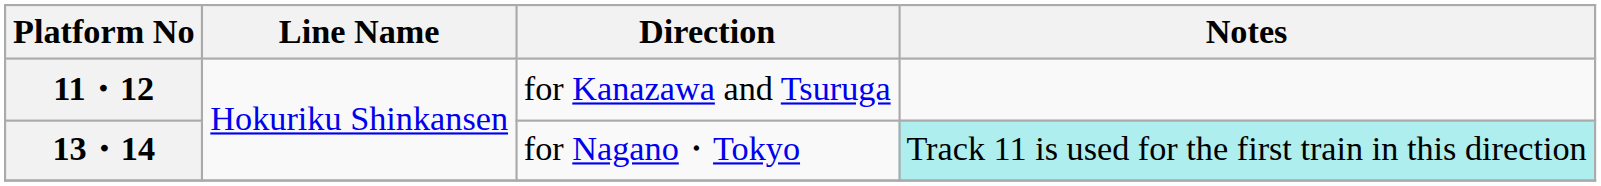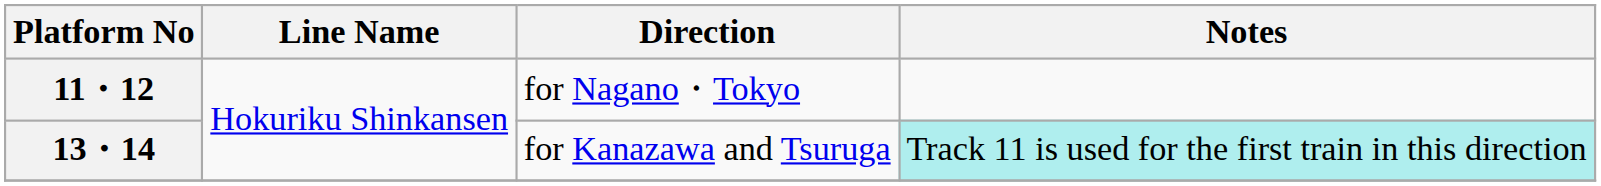(707, 89) for Kanazawa and Tsuruga -> (662, 88) for Nagano・Tokyo
(662, 148) for Nagano・Tokyo -> (707, 149) for Kanazawa and Tsuruga
